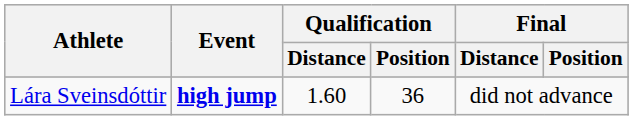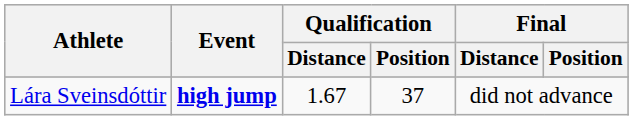(326, 96) 1.60 -> (326, 96) 1.67
(413, 96) 36 -> (413, 96) 37
